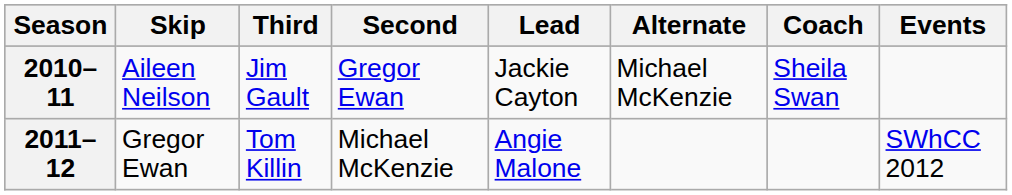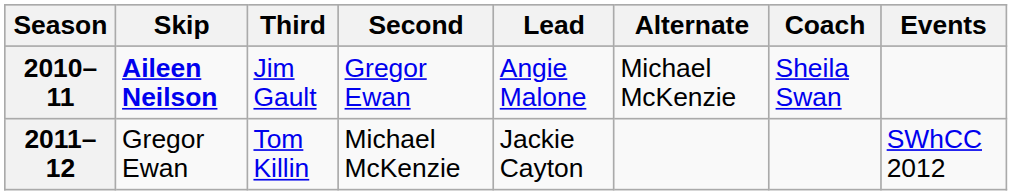(166, 82) normal -> (170, 82) bold
(536, 82) Jackie Cayton -> (543, 82) Angie Malone
(538, 153) Angie Malone -> (542, 153) Jackie Cayton
